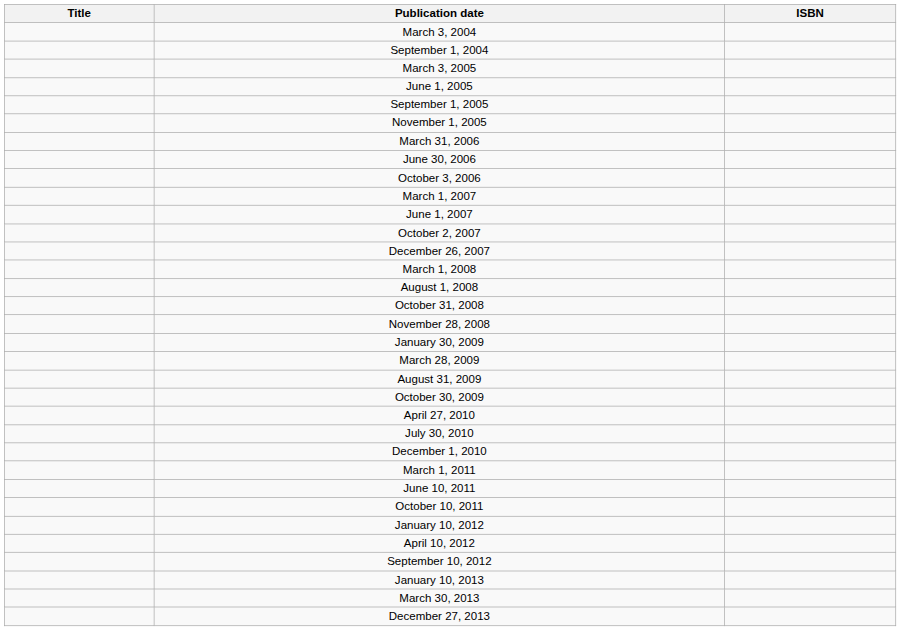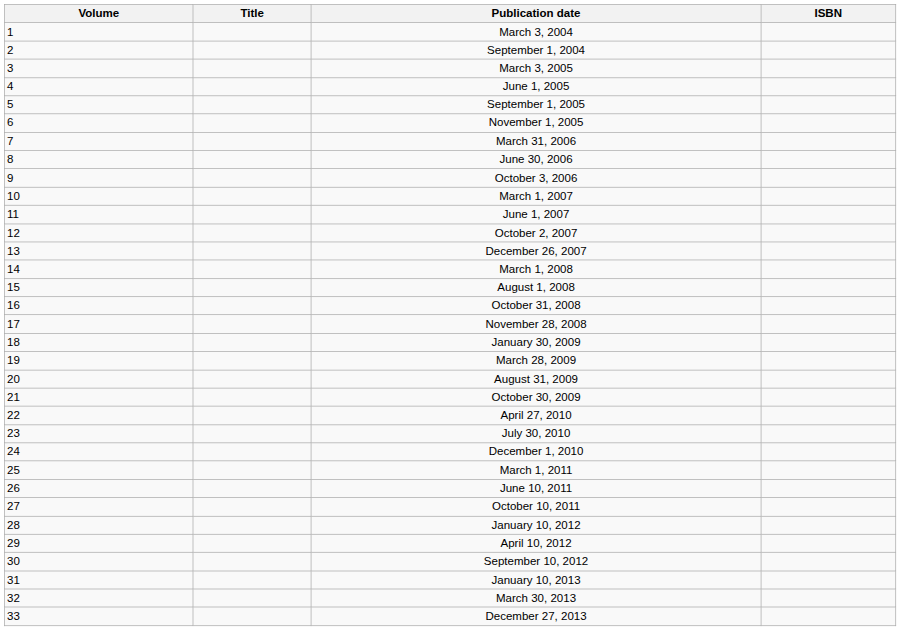+ column: (99, 13)
